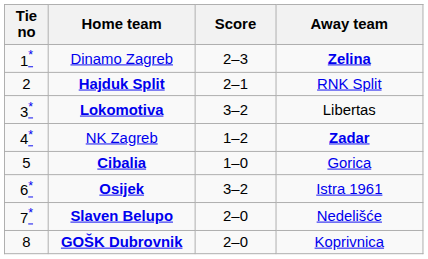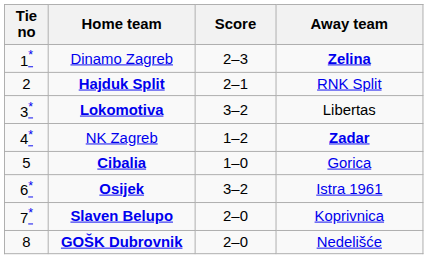(349, 216) Nedelišće -> (349, 216) Koprivnica
(349, 241) Koprivnica -> (349, 241) Nedelišće
